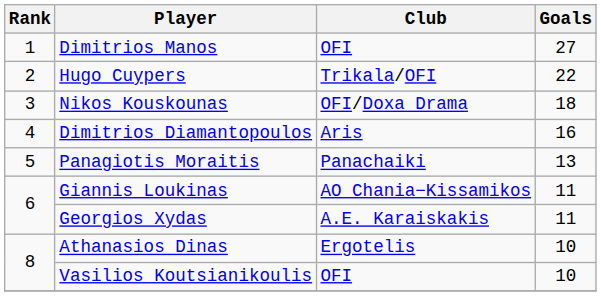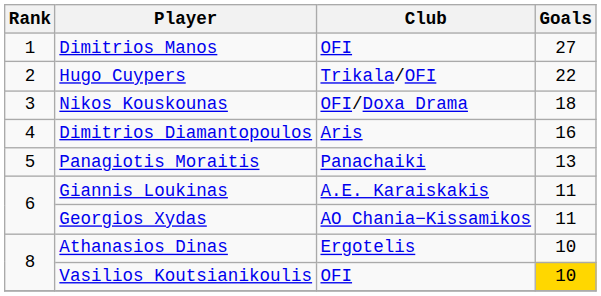(426, 191) AO Chania−Kissamikos -> (405, 191) A.E. Karaiskakis
(405, 219) A.E. Karaiskakis -> (426, 219) AO Chania−Kissamikos
(566, 276) no background -> (566, 276) gold background
